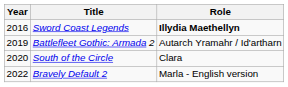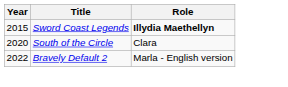(17, 27) 2016 -> (17, 27) 2015
- row: (94, 43)
